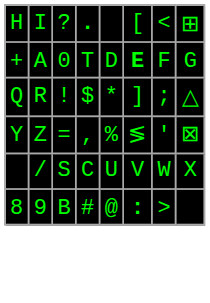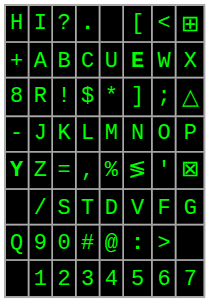(64, 60) 0 -> (64, 60) B
(88, 60) T -> (88, 60) C
(111, 60) D -> (111, 60) U
(164, 60) F -> (164, 60) W
(190, 60) G -> (190, 60) X
(17, 97) Q -> (17, 97) 8
+ row: (40, 134)
(17, 134) normal -> (17, 170) bold
(88, 171) C -> (88, 207) T
(111, 171) U -> (111, 207) D
(164, 171) W -> (164, 207) F
(190, 171) X -> (190, 207) G
(17, 207) 8 -> (17, 243) Q
(64, 207) B -> (64, 243) 0
+ row: (40, 278)
